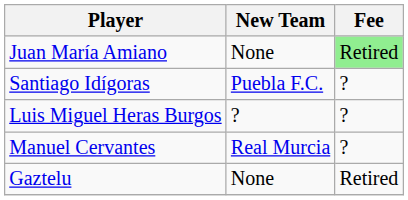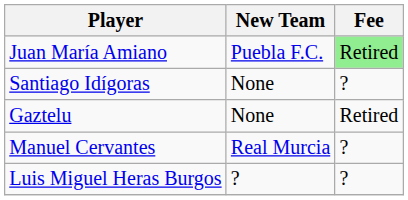(253, 52) None -> (277, 52) Puebla F.C.
(277, 83) Puebla F.C. -> (253, 83) None
rows swapped: (40, 178) <-> (115, 115)
